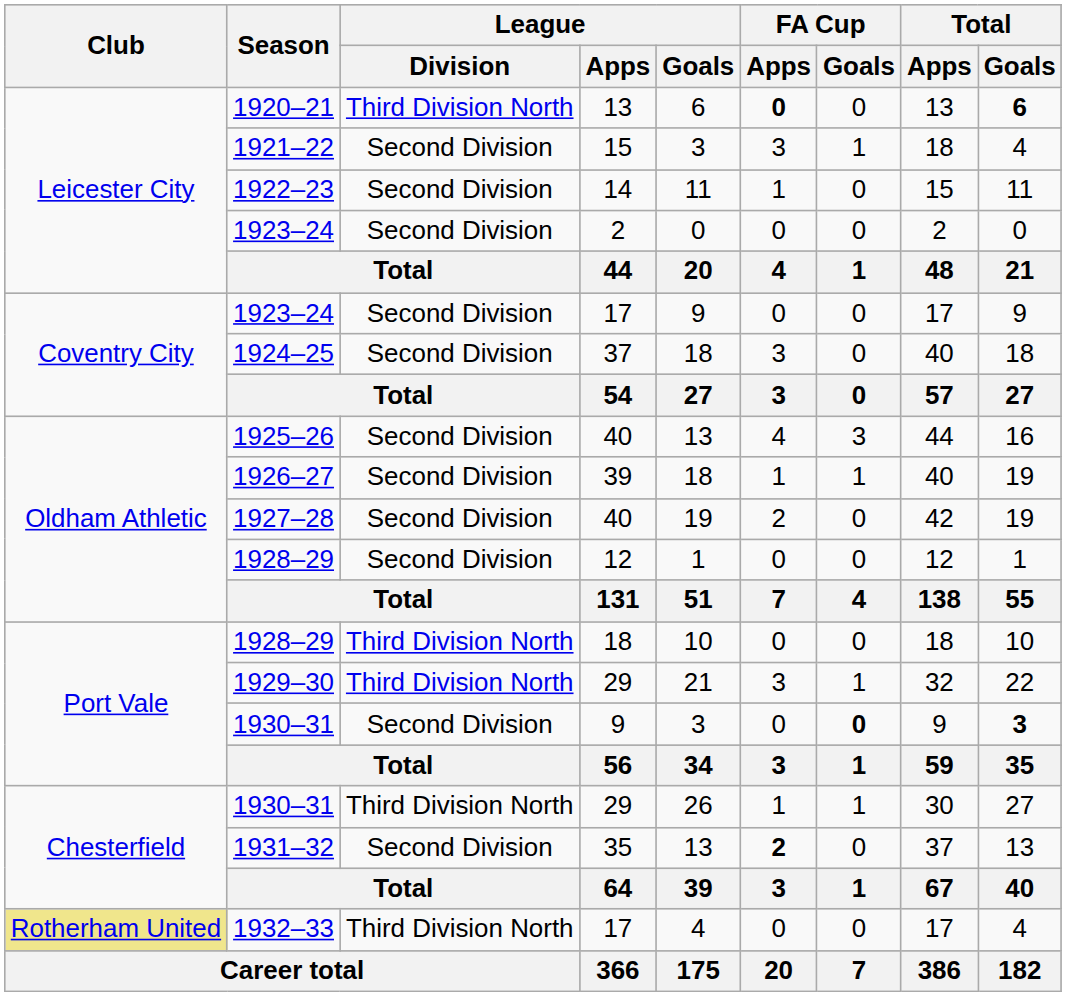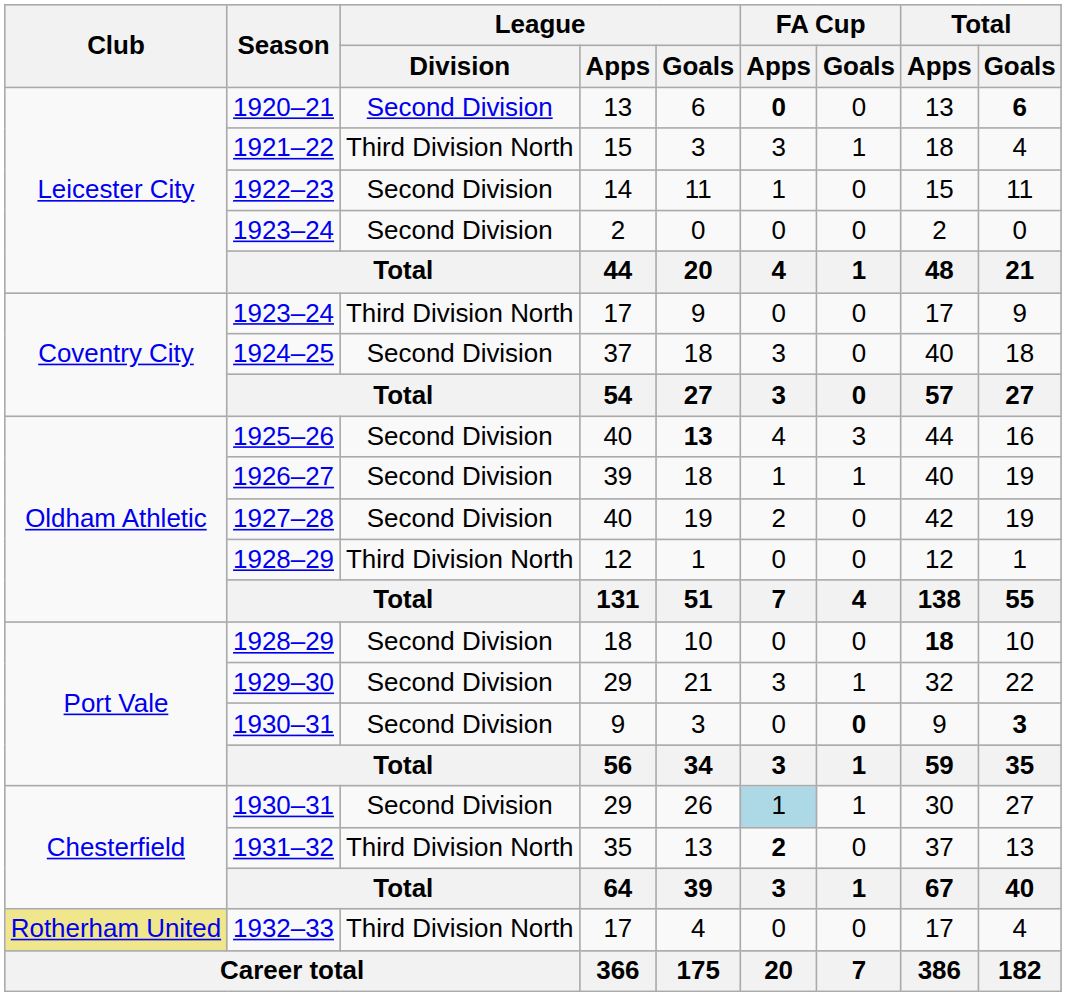(460, 107) Third Division North -> (460, 107) Second Division
(460, 148) Second Division -> (460, 148) Third Division North
(460, 312) Second Division -> (460, 312) Third Division North
(698, 436) normal -> (698, 436) bold
(460, 559) Second Division -> (460, 559) Third Division North
(460, 641) Third Division North -> (460, 641) Second Division
(939, 641) normal -> (939, 641) bold
(460, 682) Third Division North -> (460, 682) Second Division
(460, 806) Third Division North -> (460, 806) Second Division
(779, 806) no background -> (779, 806) lightblue background
(460, 847) Second Division -> (460, 847) Third Division North
